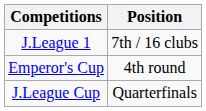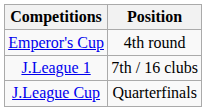rows swapped: (56, 42) <-> (56, 67)
